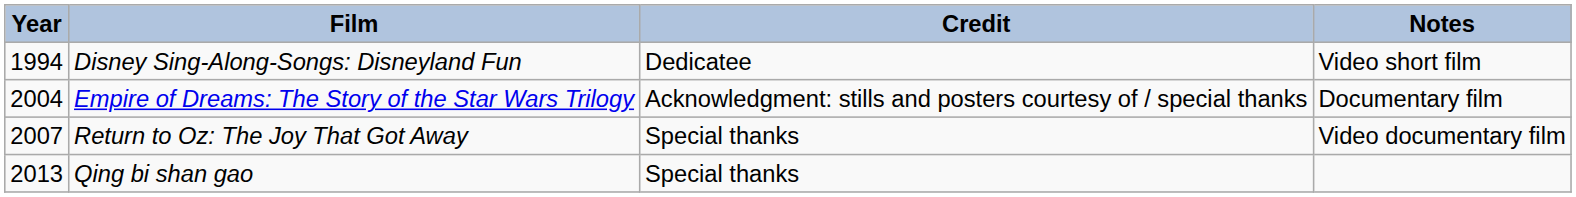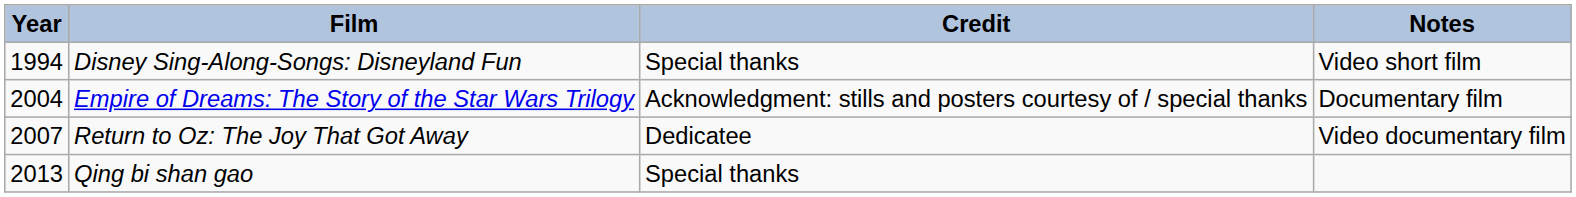(698, 61) Dedicatee -> (722, 61) Special thanks
(722, 136) Special thanks -> (698, 136) Dedicatee
